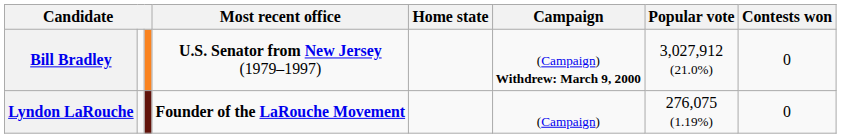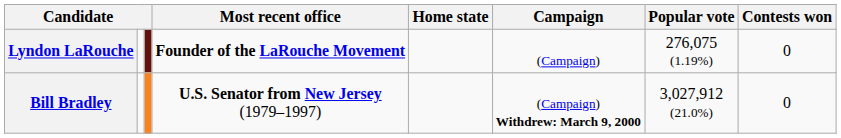rows swapped: (71, 60) <-> (71, 111)
